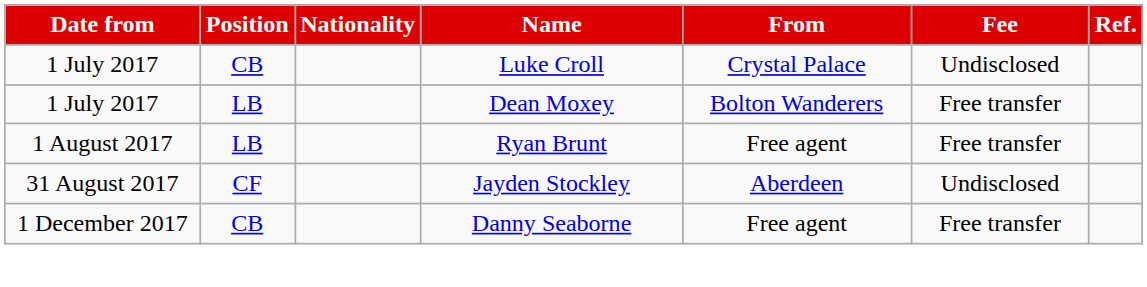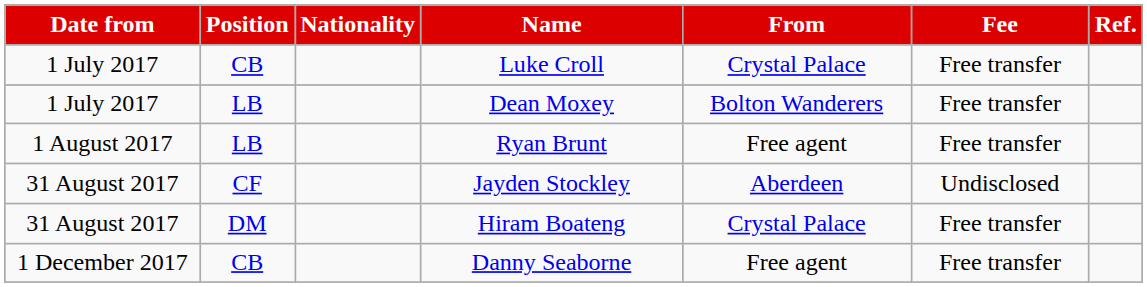(1000, 64) Undisclosed -> (1000, 64) Free transfer
+ row: (552, 223)
